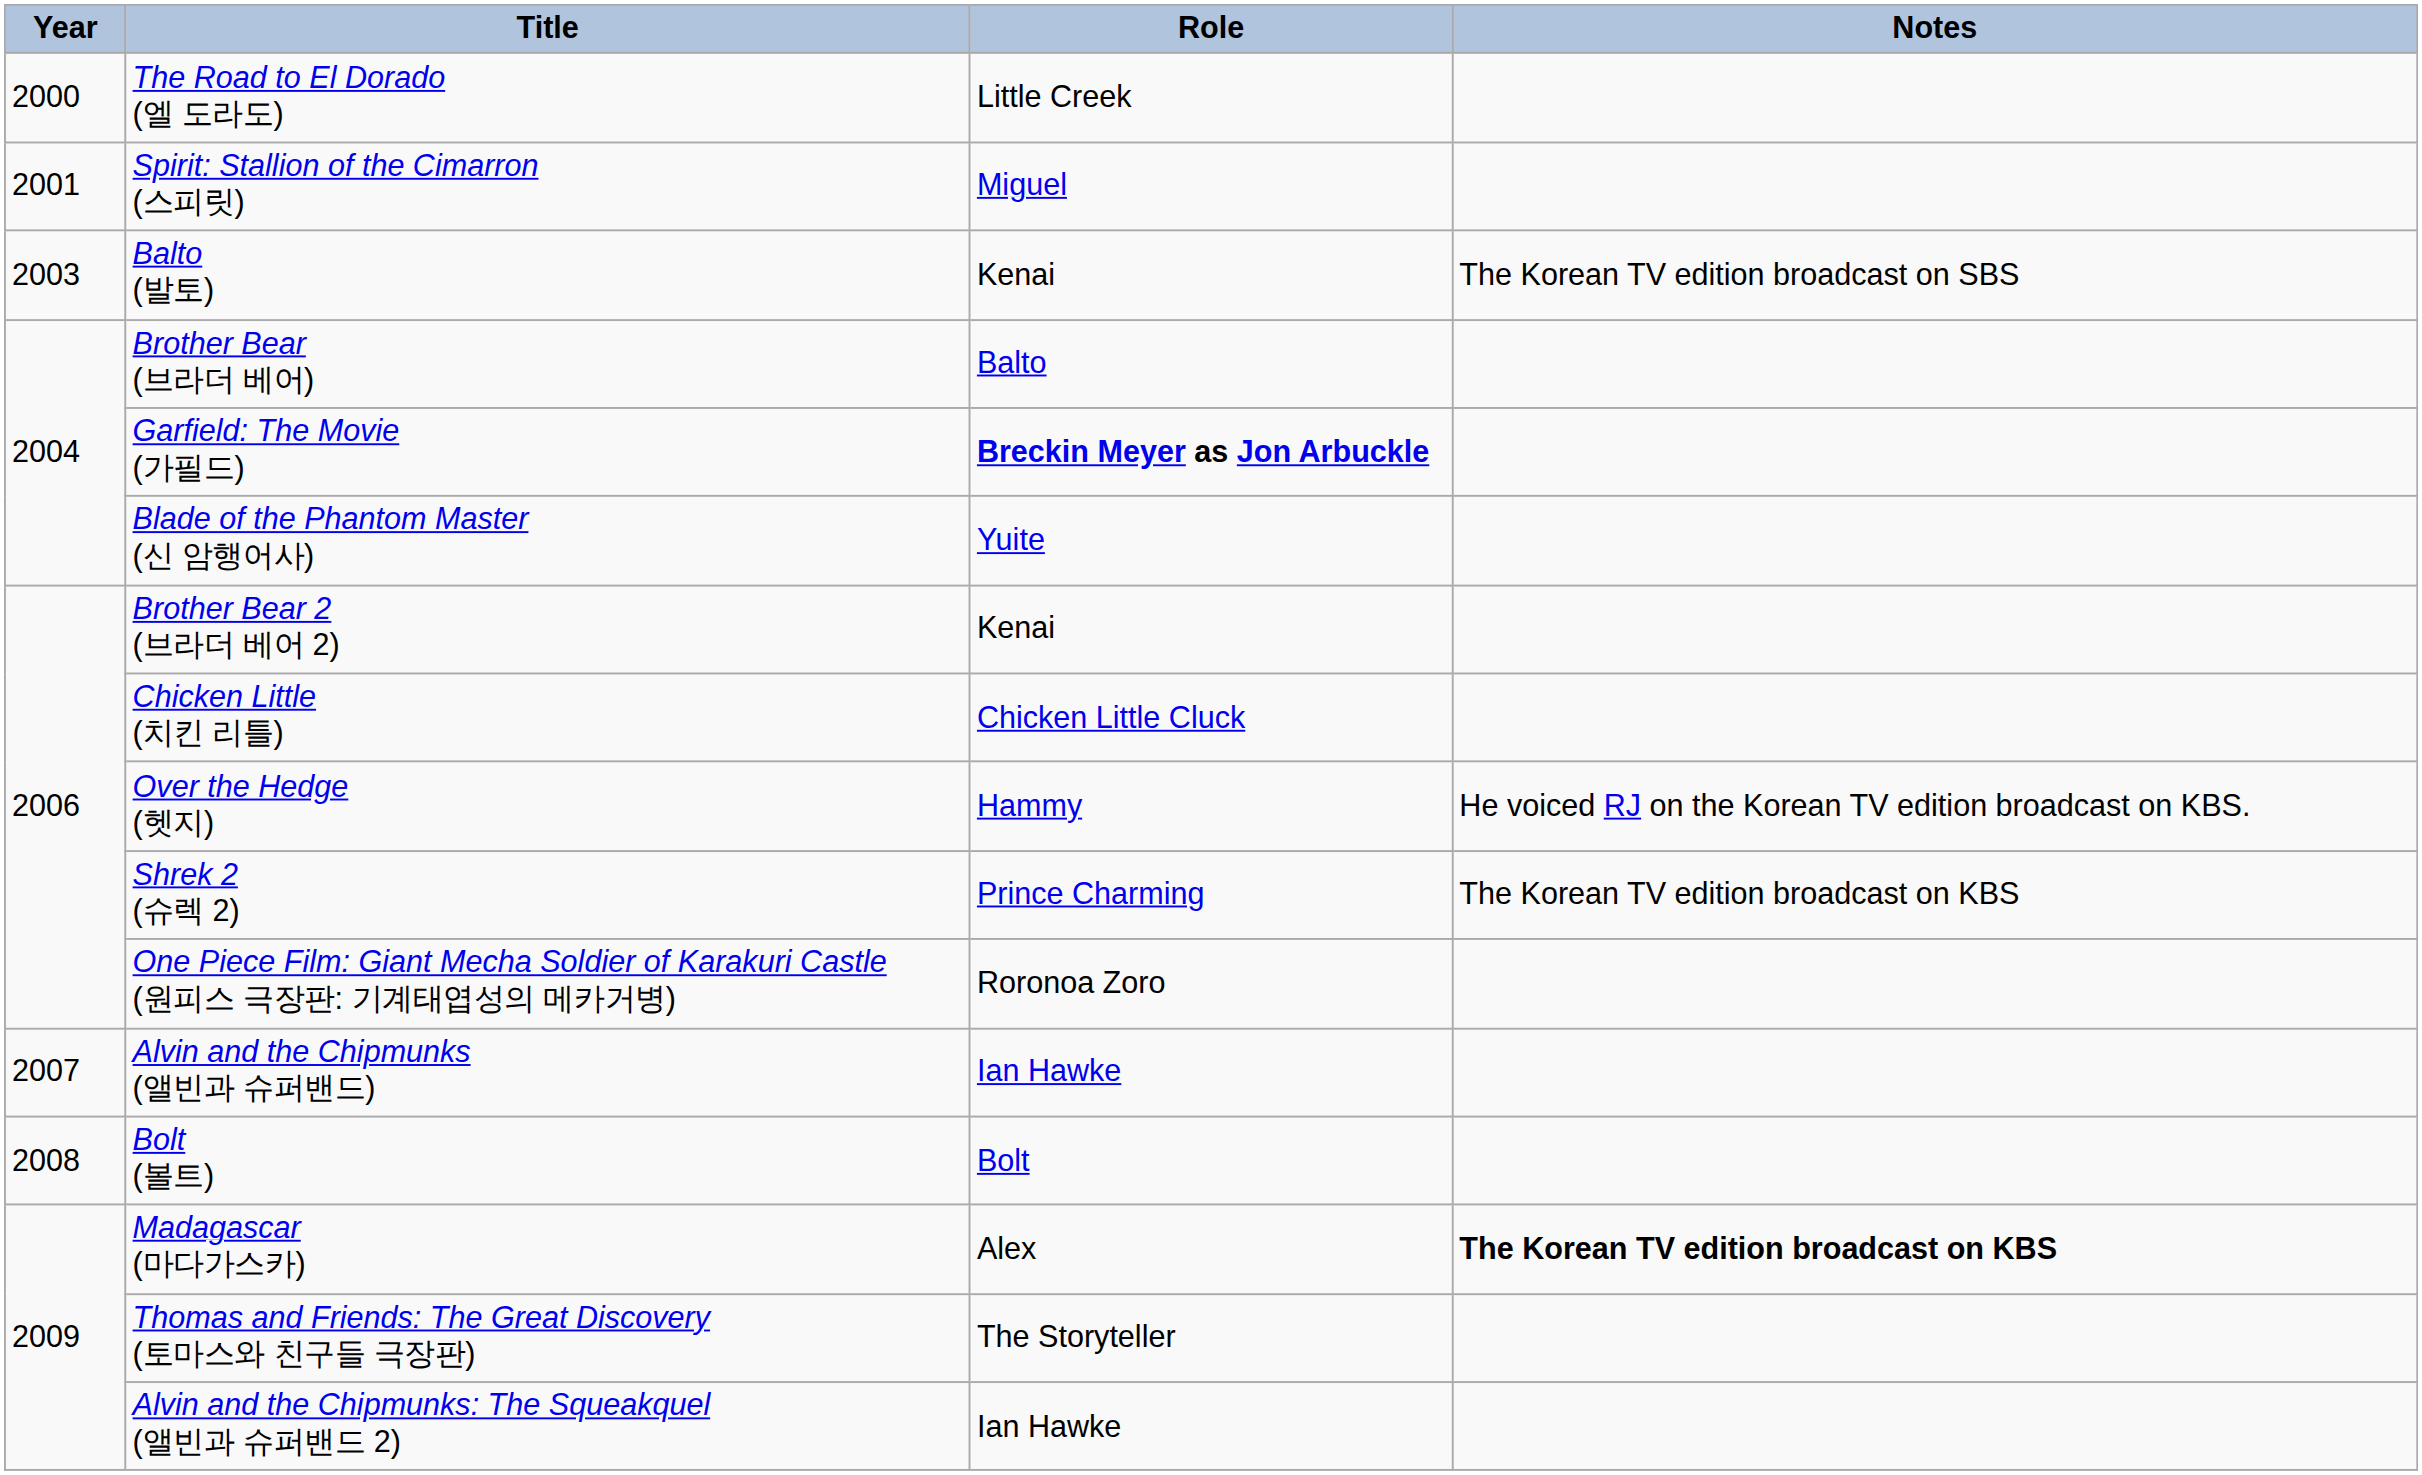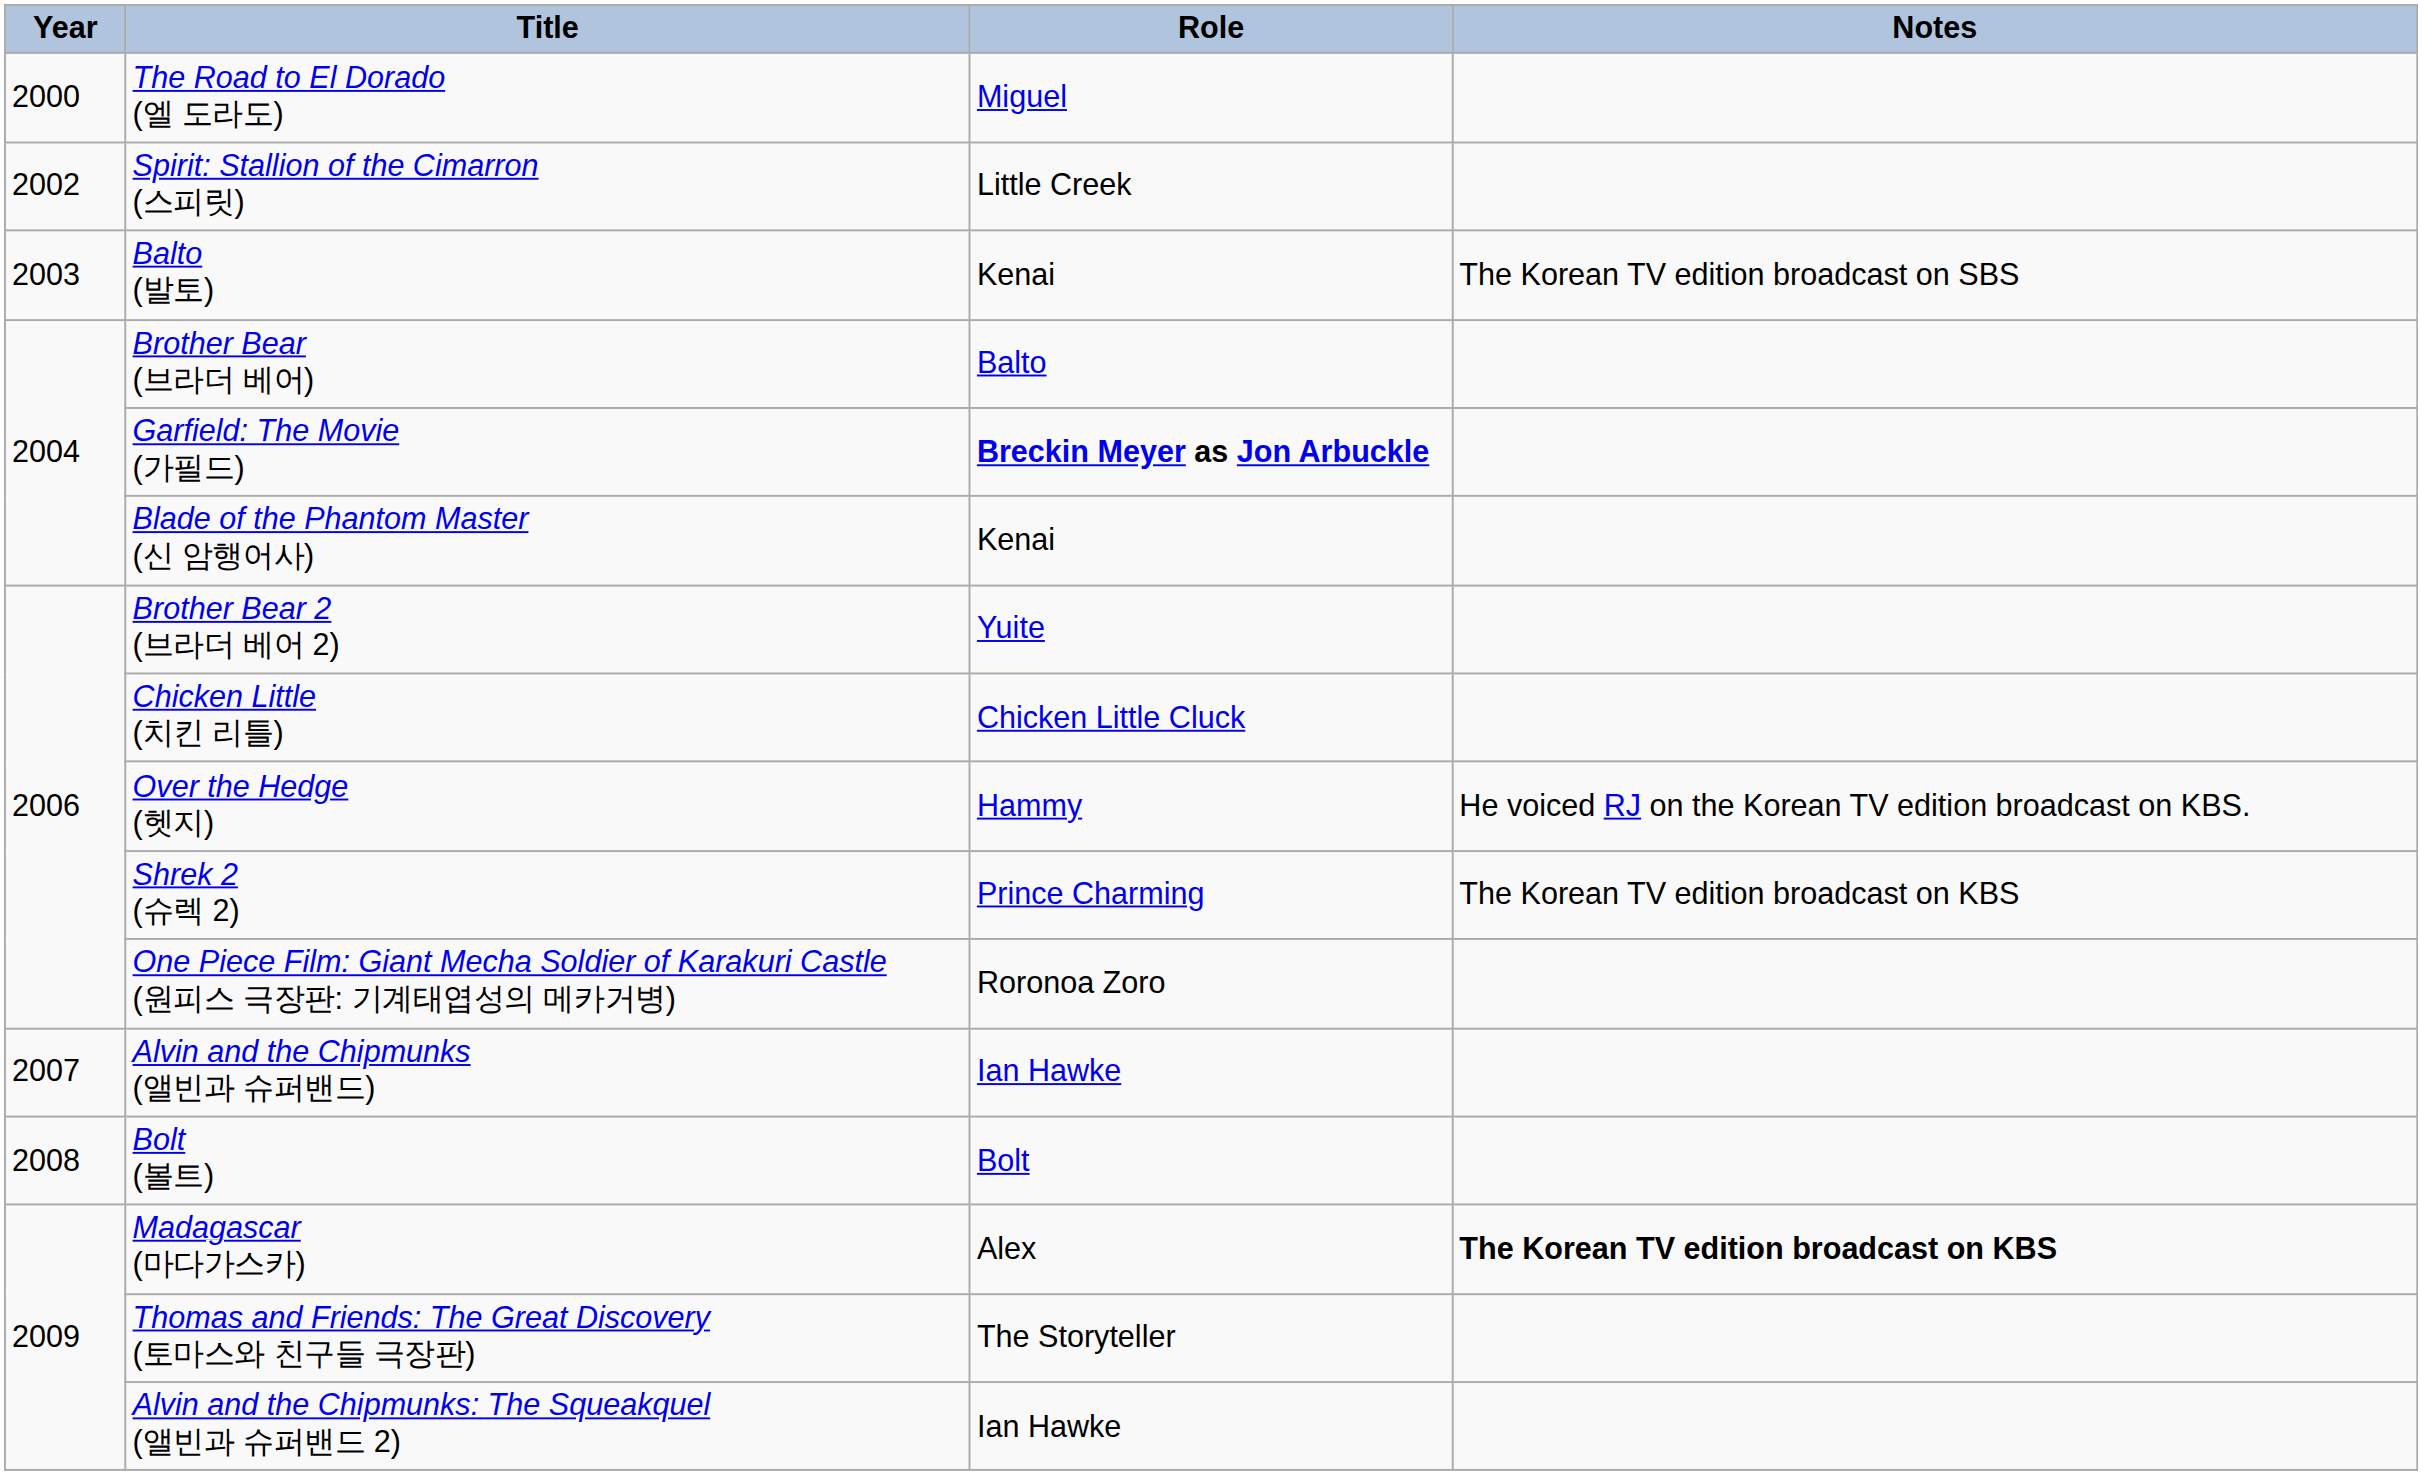(1054, 97) Little Creek -> (1022, 97) Miguel
(46, 185) 2001 -> (46, 185) 2002
(1022, 185) Miguel -> (1054, 185) Little Creek
(1011, 540) Yuite -> (1016, 540) Kenai
(1016, 628) Kenai -> (1011, 628) Yuite
